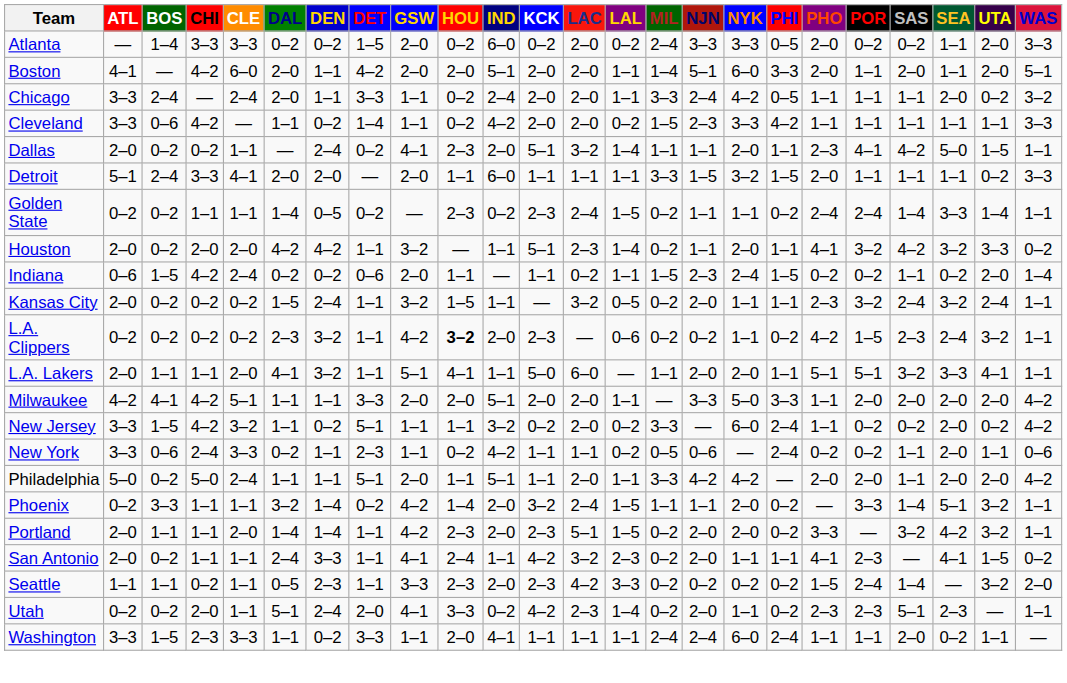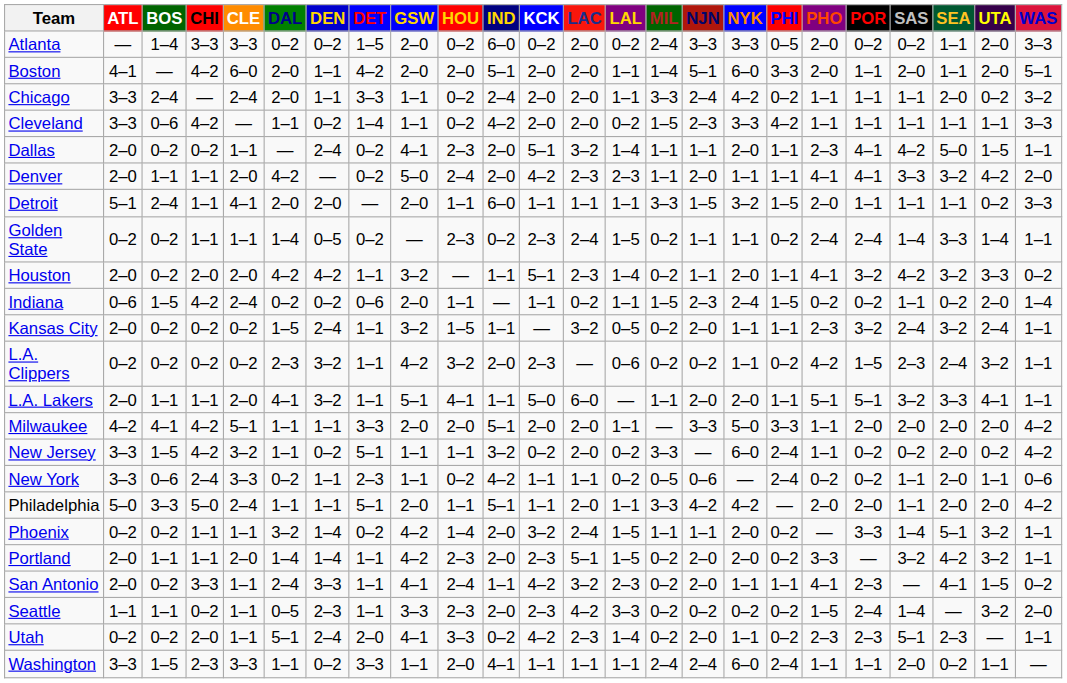(784, 97) 0–5 -> (784, 97) 0–2
+ row: (35, 177)
(205, 177) 3–3 -> (205, 203) 1–1
(461, 337) bold -> (461, 364) normal
(164, 479) 0–2 -> (164, 505) 3–3
(164, 505) 3–3 -> (164, 532) 0–2
(205, 558) 1–1 -> (205, 585) 3–3
